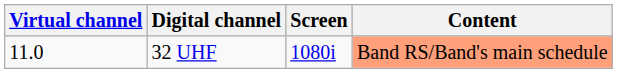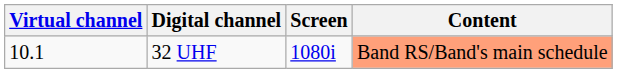(26, 52) 11.0 -> (27, 52) 10.1
